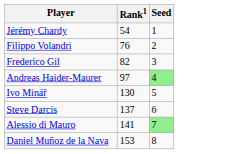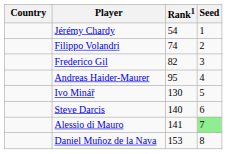+ column: (28, 13)
(125, 46) 76 -> (173, 46) 74
(125, 77) 97 -> (173, 77) 95
(154, 77) lightgreen background -> (202, 77) no background
(127, 109) 137 -> (175, 109) 140
